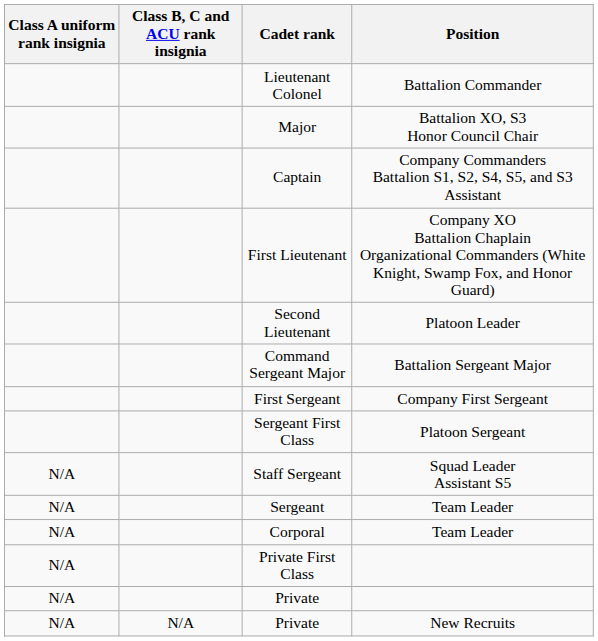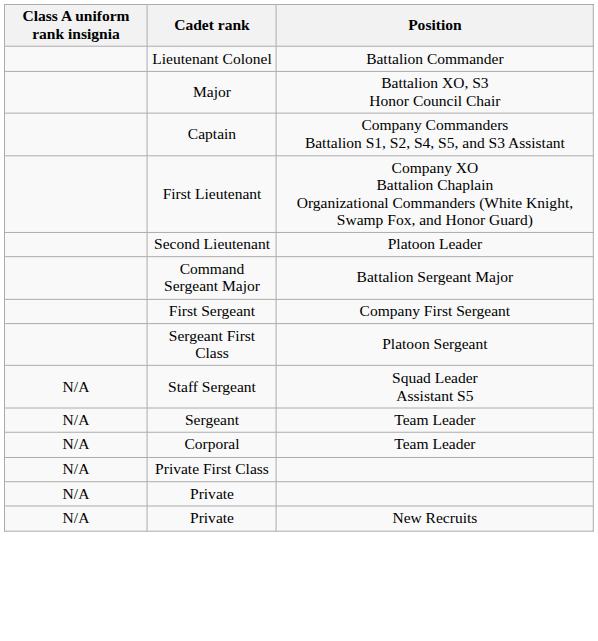- column: (181, 34)
